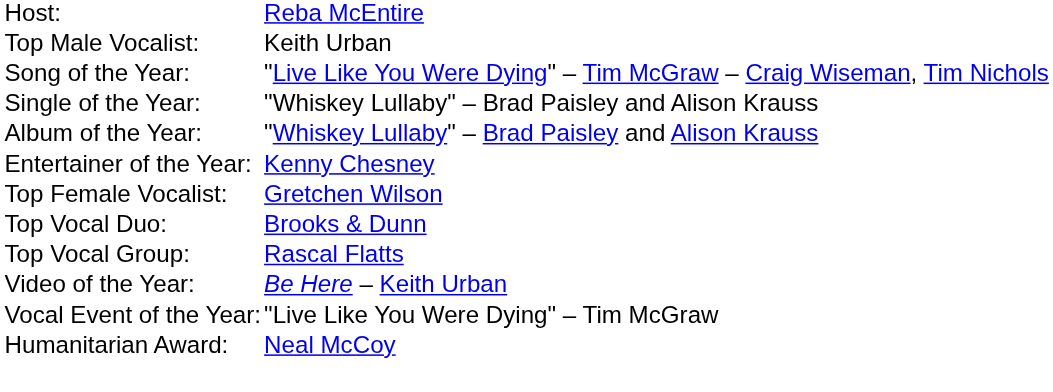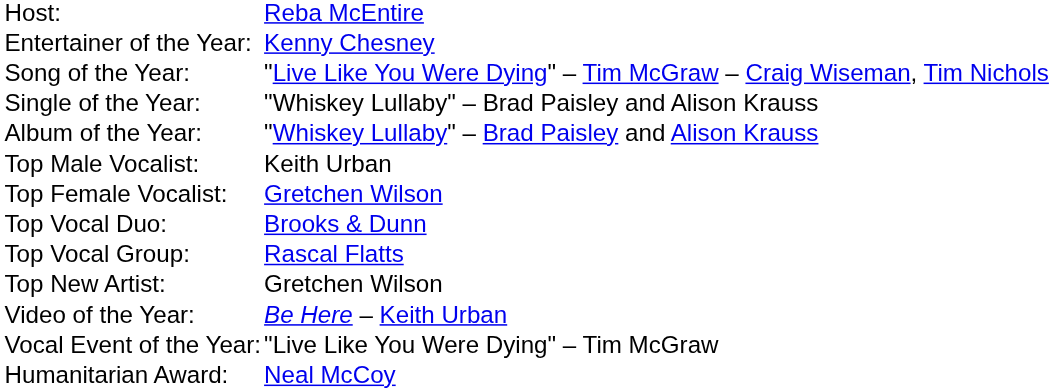rows swapped: (128, 163) <-> (102, 43)
+ row: (85, 284)
